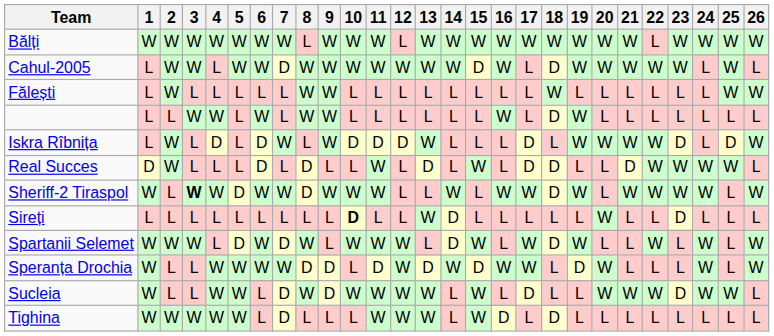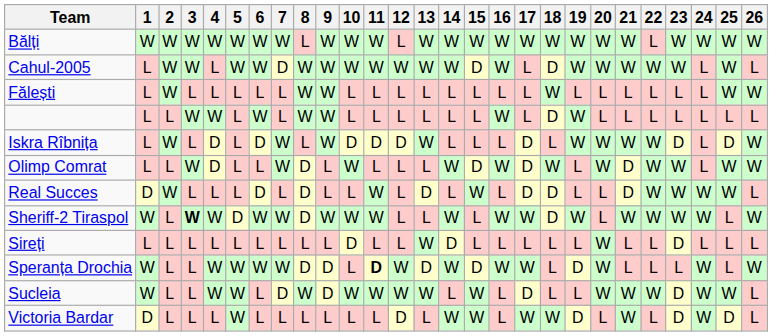+ row: (57, 167)
(353, 217) bold -> (352, 242) normal
- row: (71, 242)
(378, 268) normal -> (376, 268) bold
- row: (34, 318)
+ row: (61, 318)
